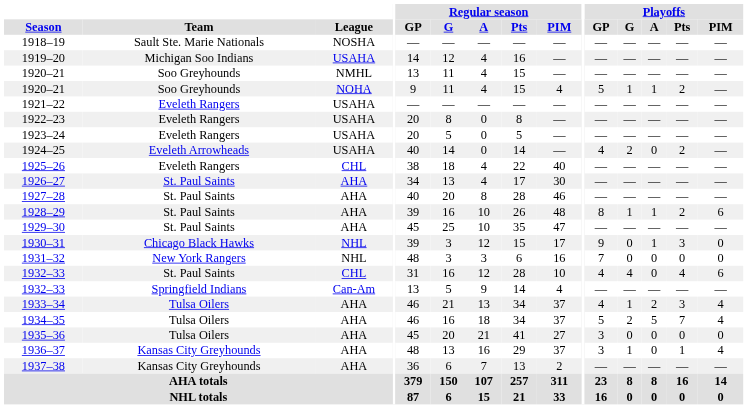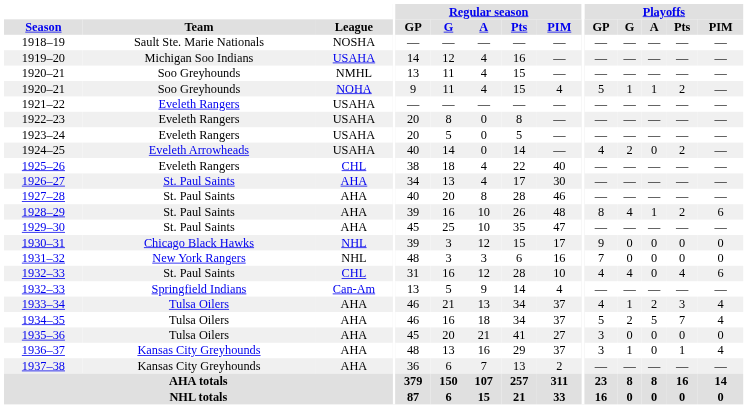(630, 212) 1 -> (630, 212) 4
(654, 242) 1 -> (654, 242) 0
(682, 242) 3 -> (682, 242) 0
